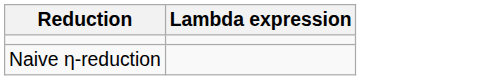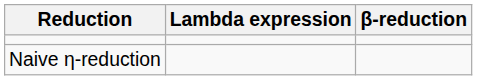+ column: (414, 19)
